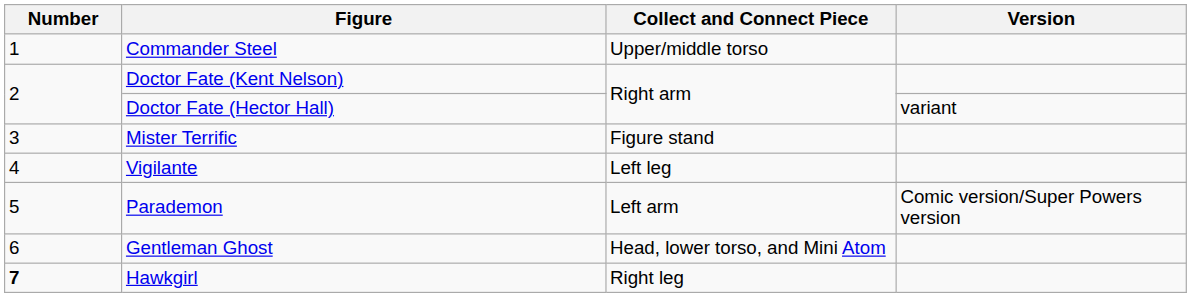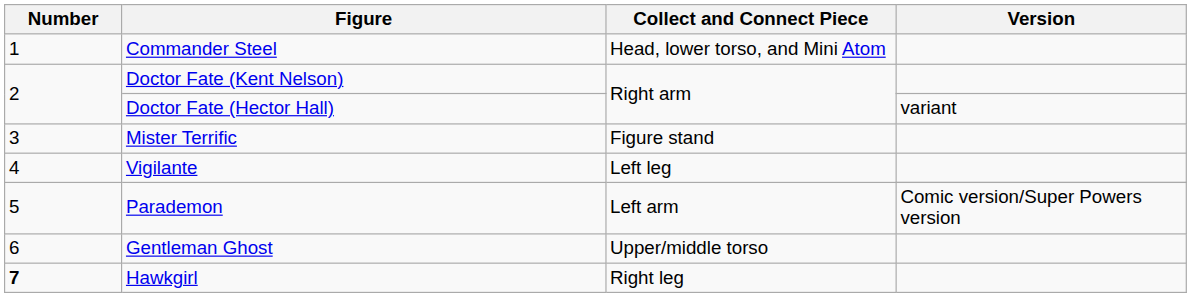(689, 49) Upper/middle torso -> (748, 49) Head, lower torso, and Mini Atom
(748, 248) Head, lower torso, and Mini Atom -> (689, 248) Upper/middle torso
